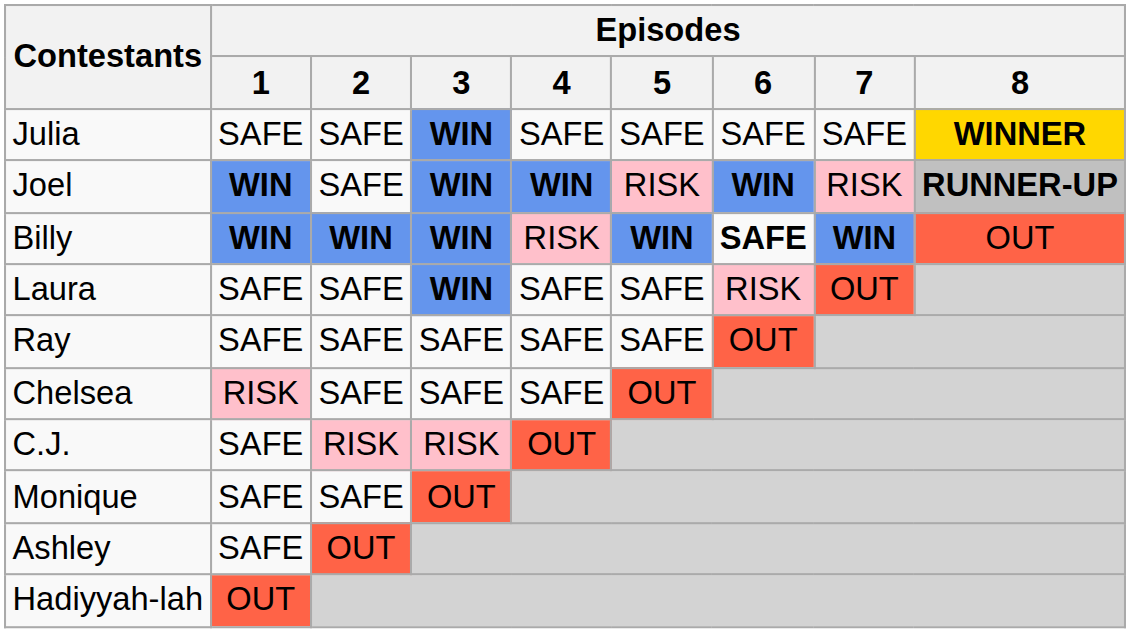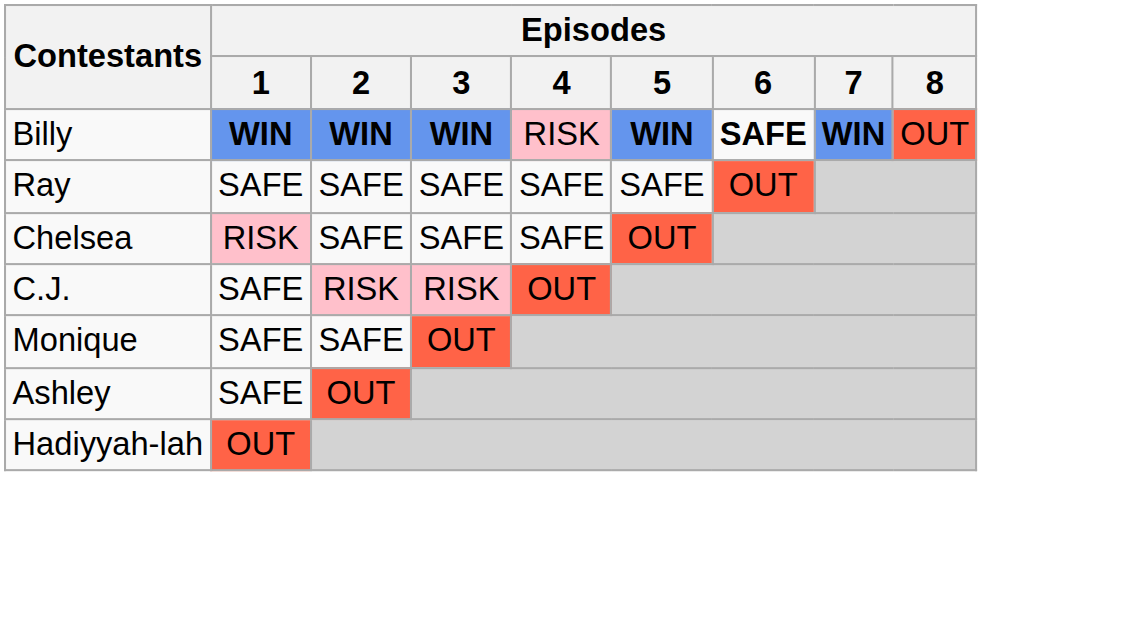- row: (46, 133)
- row: (42, 185)
- row: (54, 289)
